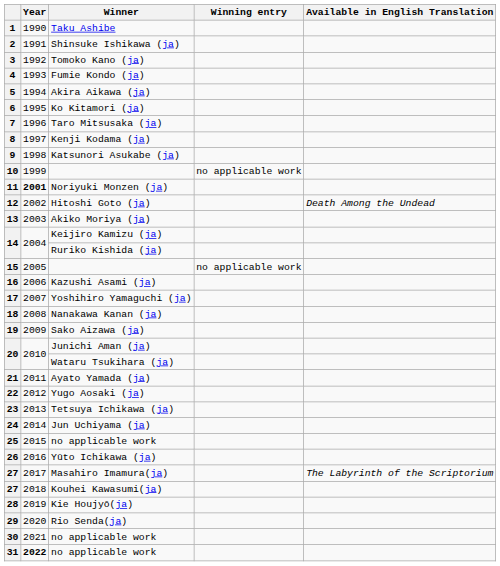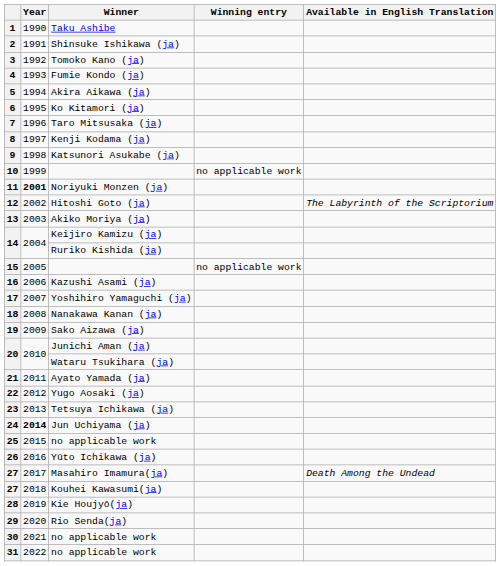(371, 203) Death Among the Undead -> (400, 203) The Labyrinth of the Scriptorium
(35, 425) normal -> (35, 425) bold
(400, 473) The Labyrinth of the Scriptorium -> (371, 473) Death Among the Undead
(35, 553) bold -> (35, 553) normal
